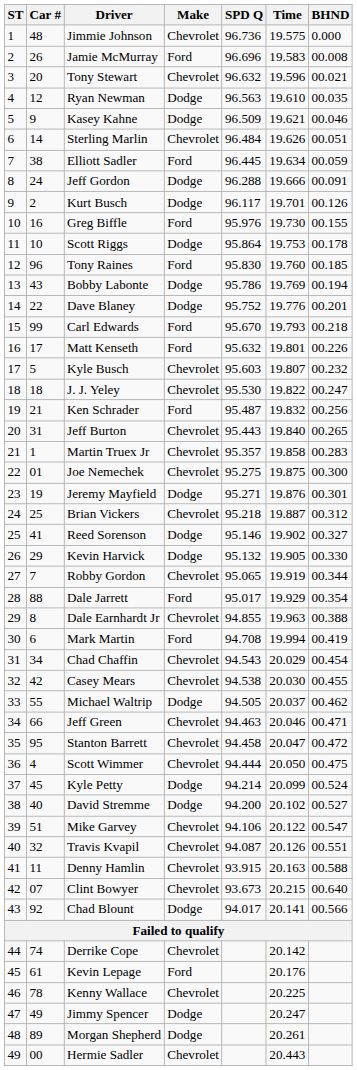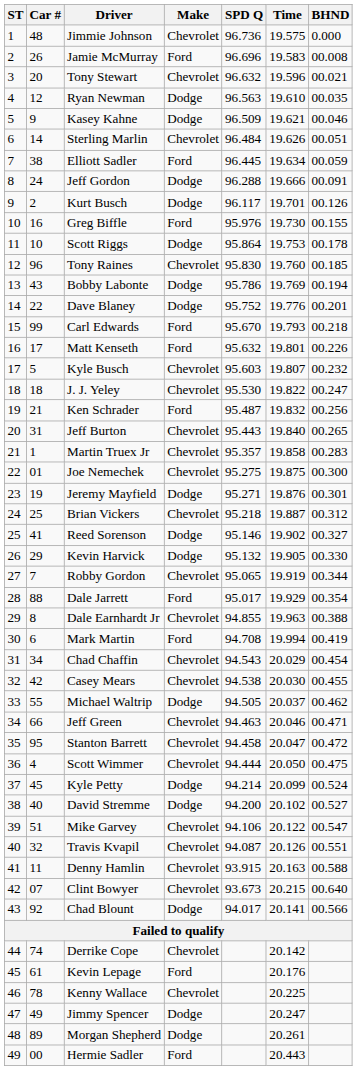(180, 264) Ford -> (193, 264) Chevrolet
(193, 1055) Chevrolet -> (180, 1055) Ford
